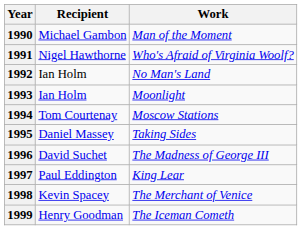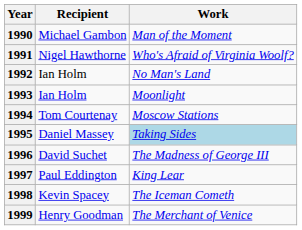(164, 134) no background -> (164, 134) lightblue background
(192, 194) The Merchant of Venice -> (183, 194) The Iceman Cometh
(183, 214) The Iceman Cometh -> (192, 214) The Merchant of Venice
